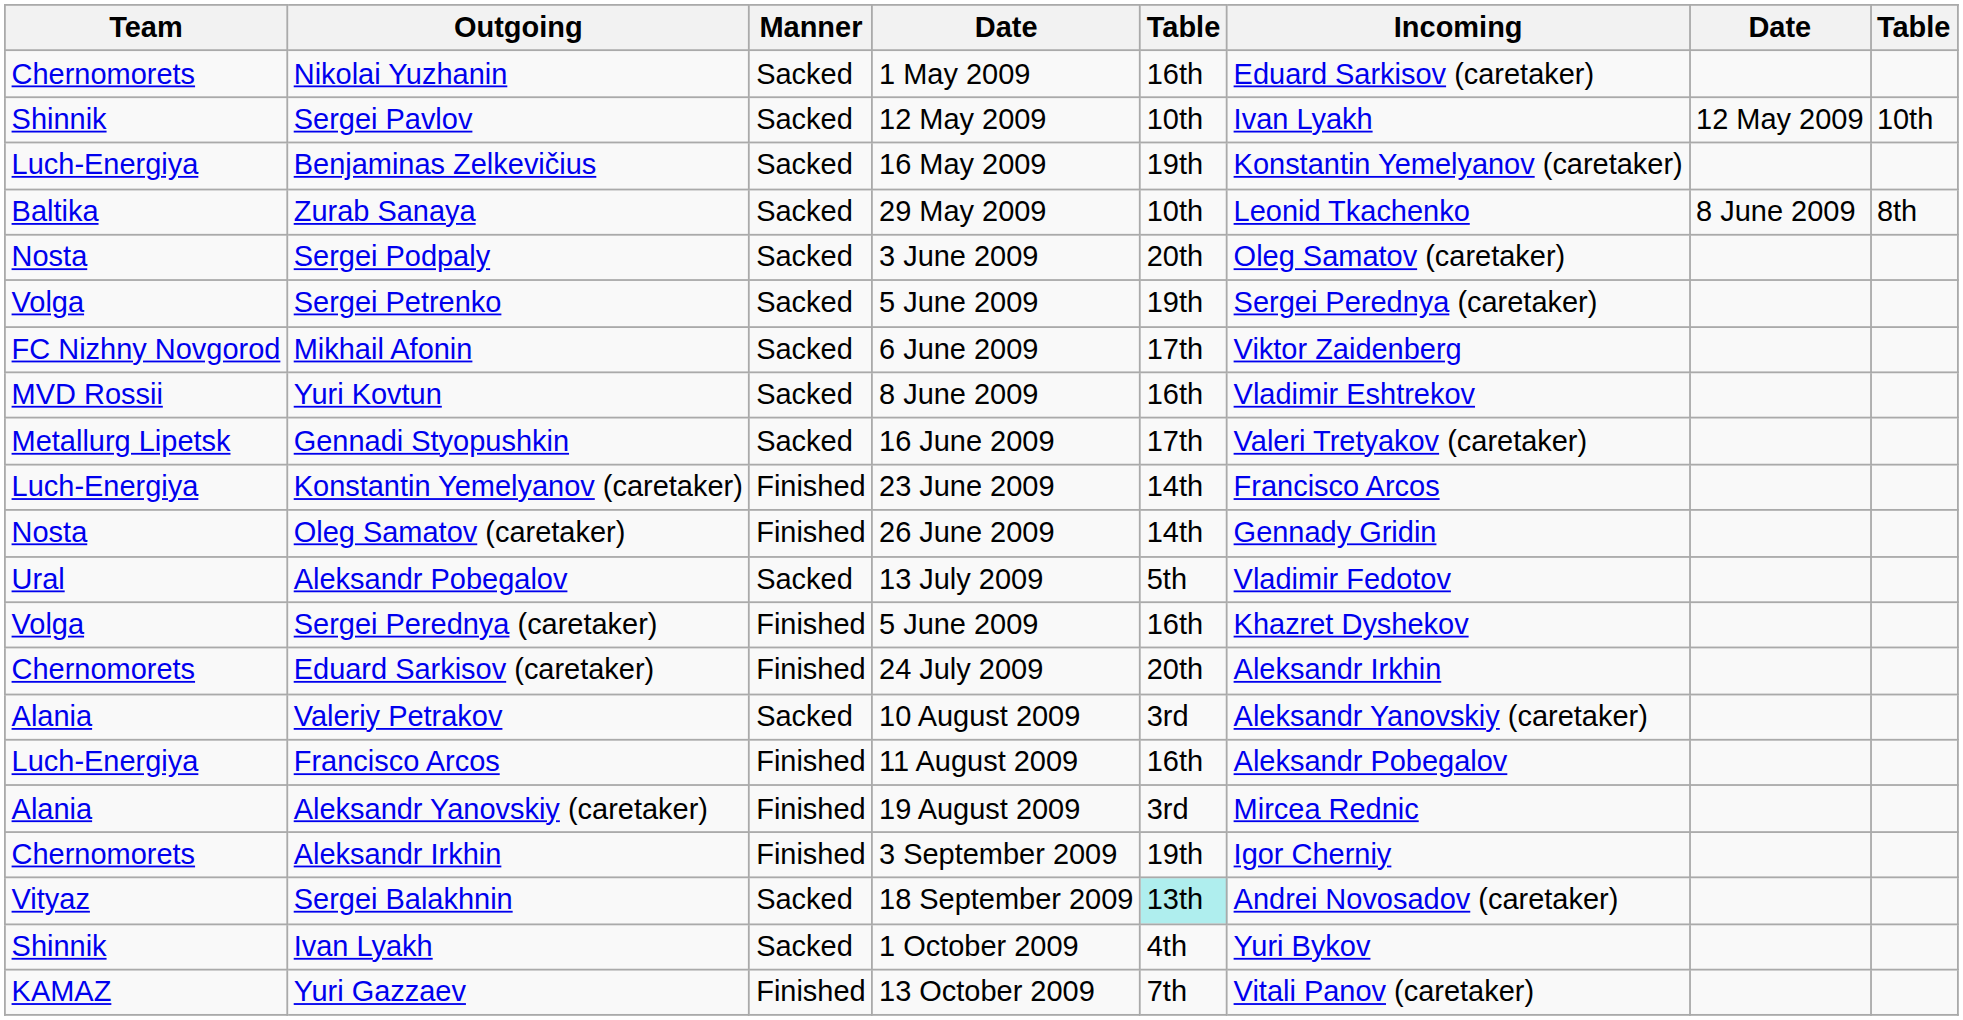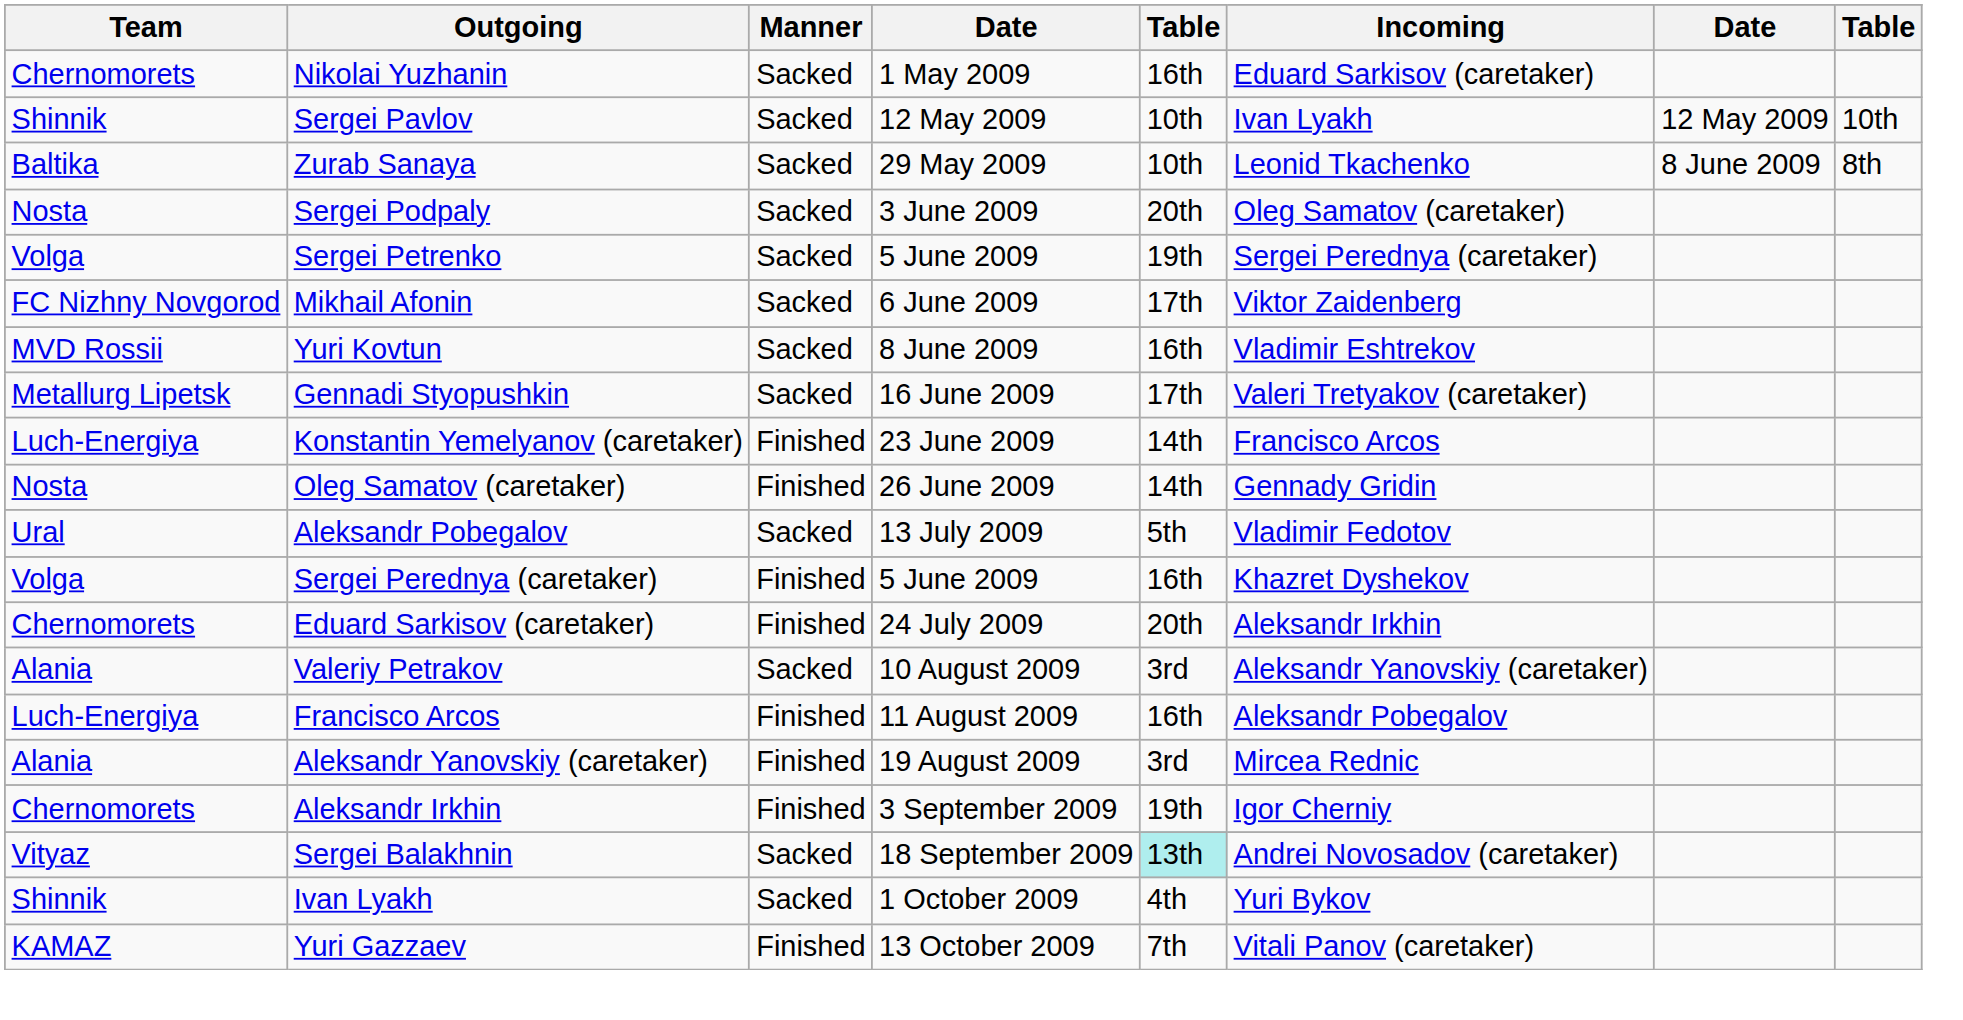- row: (445, 165)
